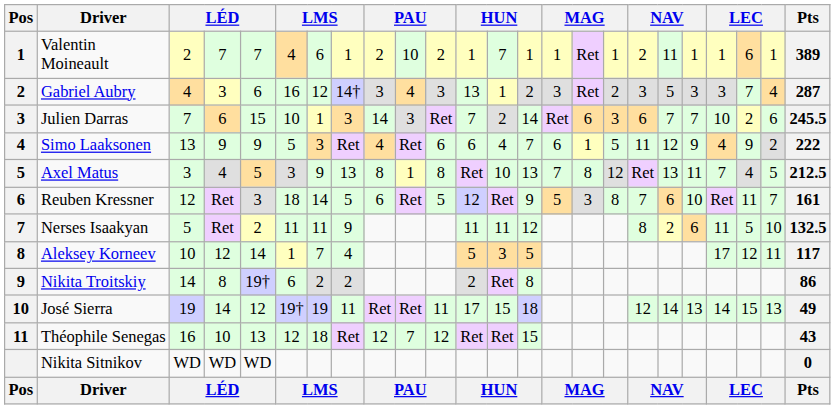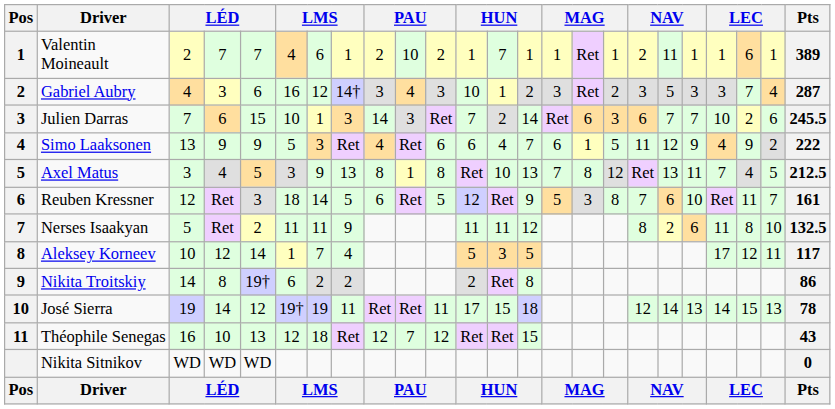(472, 91) 13 -> (472, 91) 10
(749, 227) 5 -> (749, 227) 8
(808, 308) 49 -> (808, 308) 78
